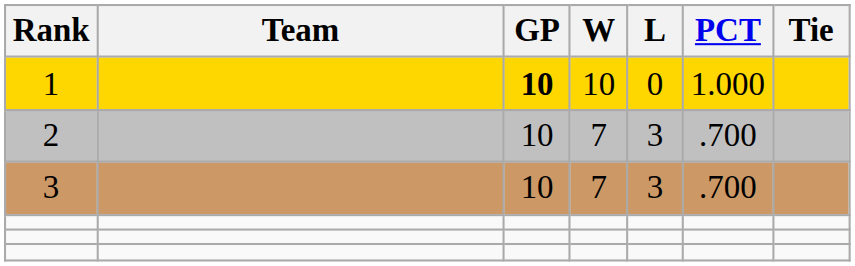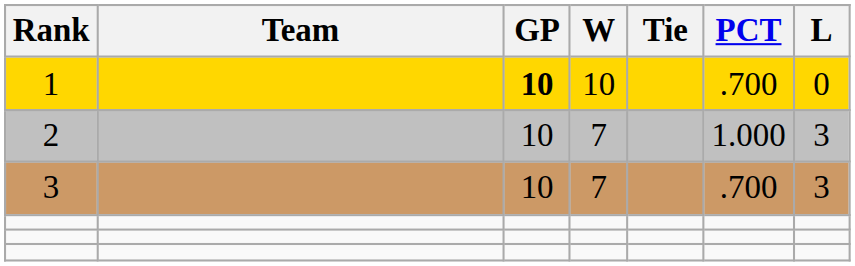columns swapped: (655, 30) <-> (811, 30)
(728, 82) 1.000 -> (749, 82) .700
(728, 135) .700 -> (749, 135) 1.000
